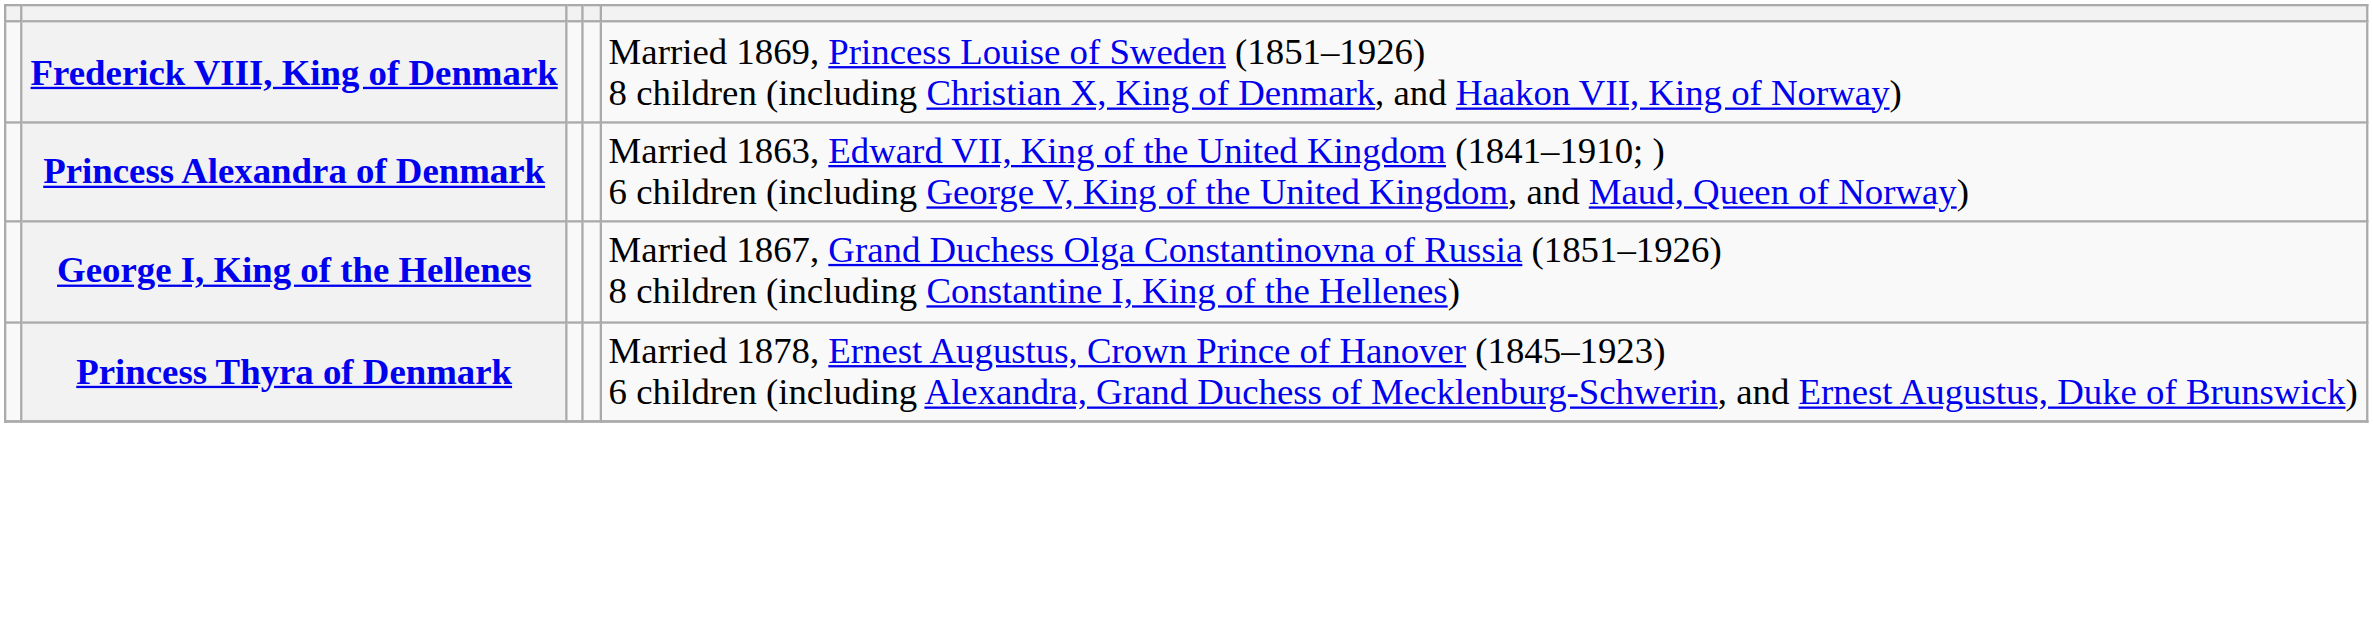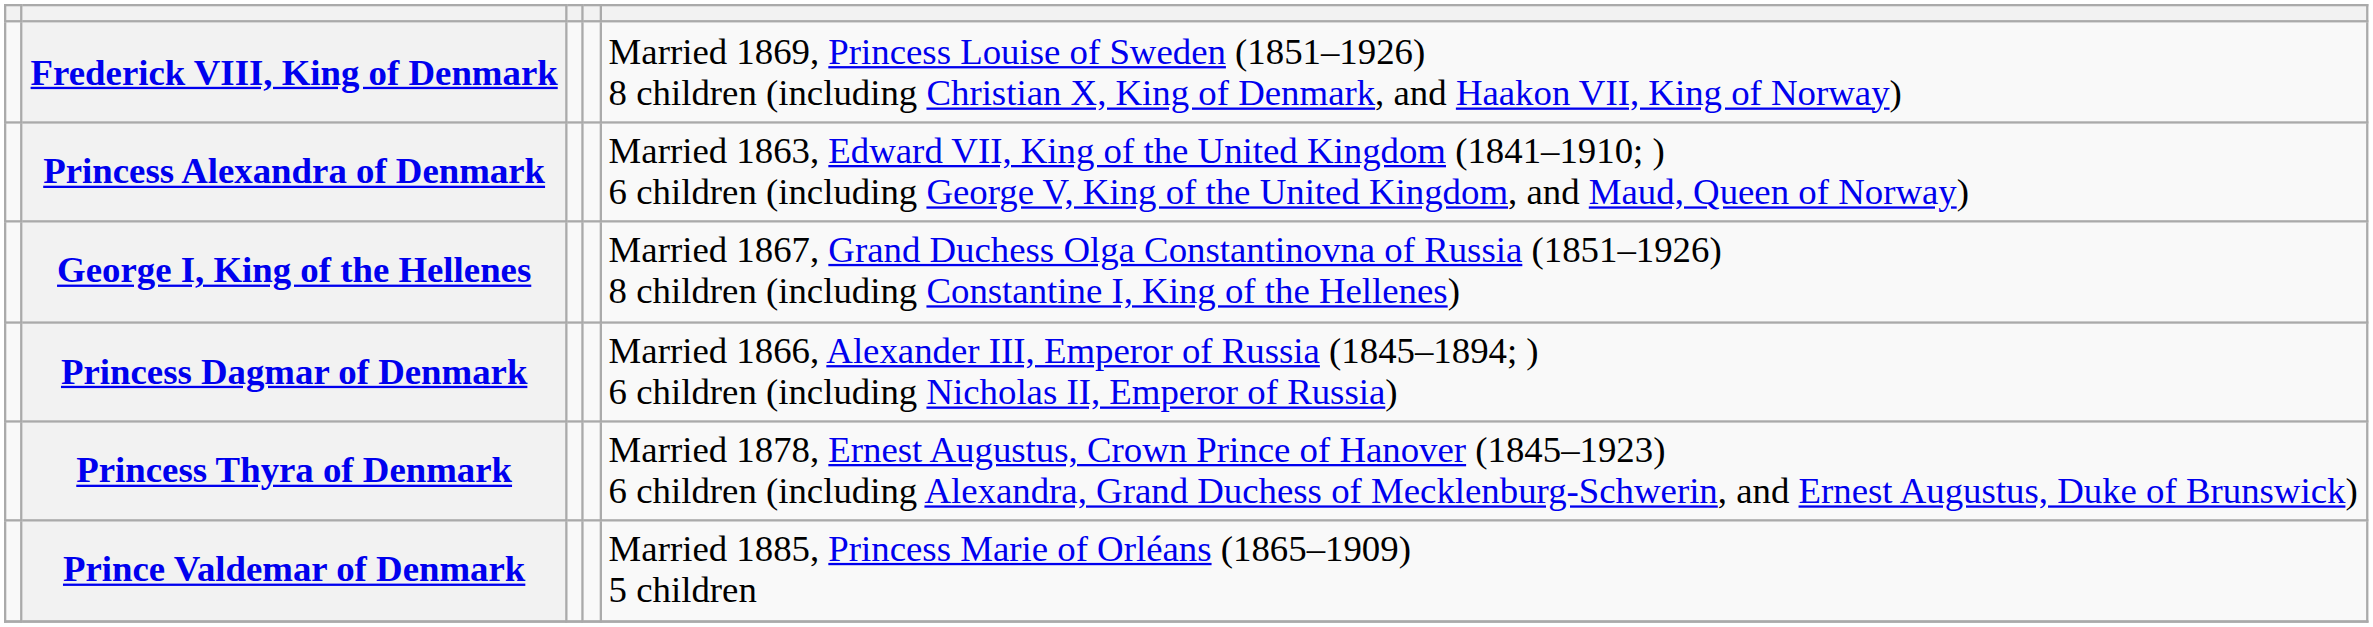+ row: (294, 370)
+ row: (294, 570)
